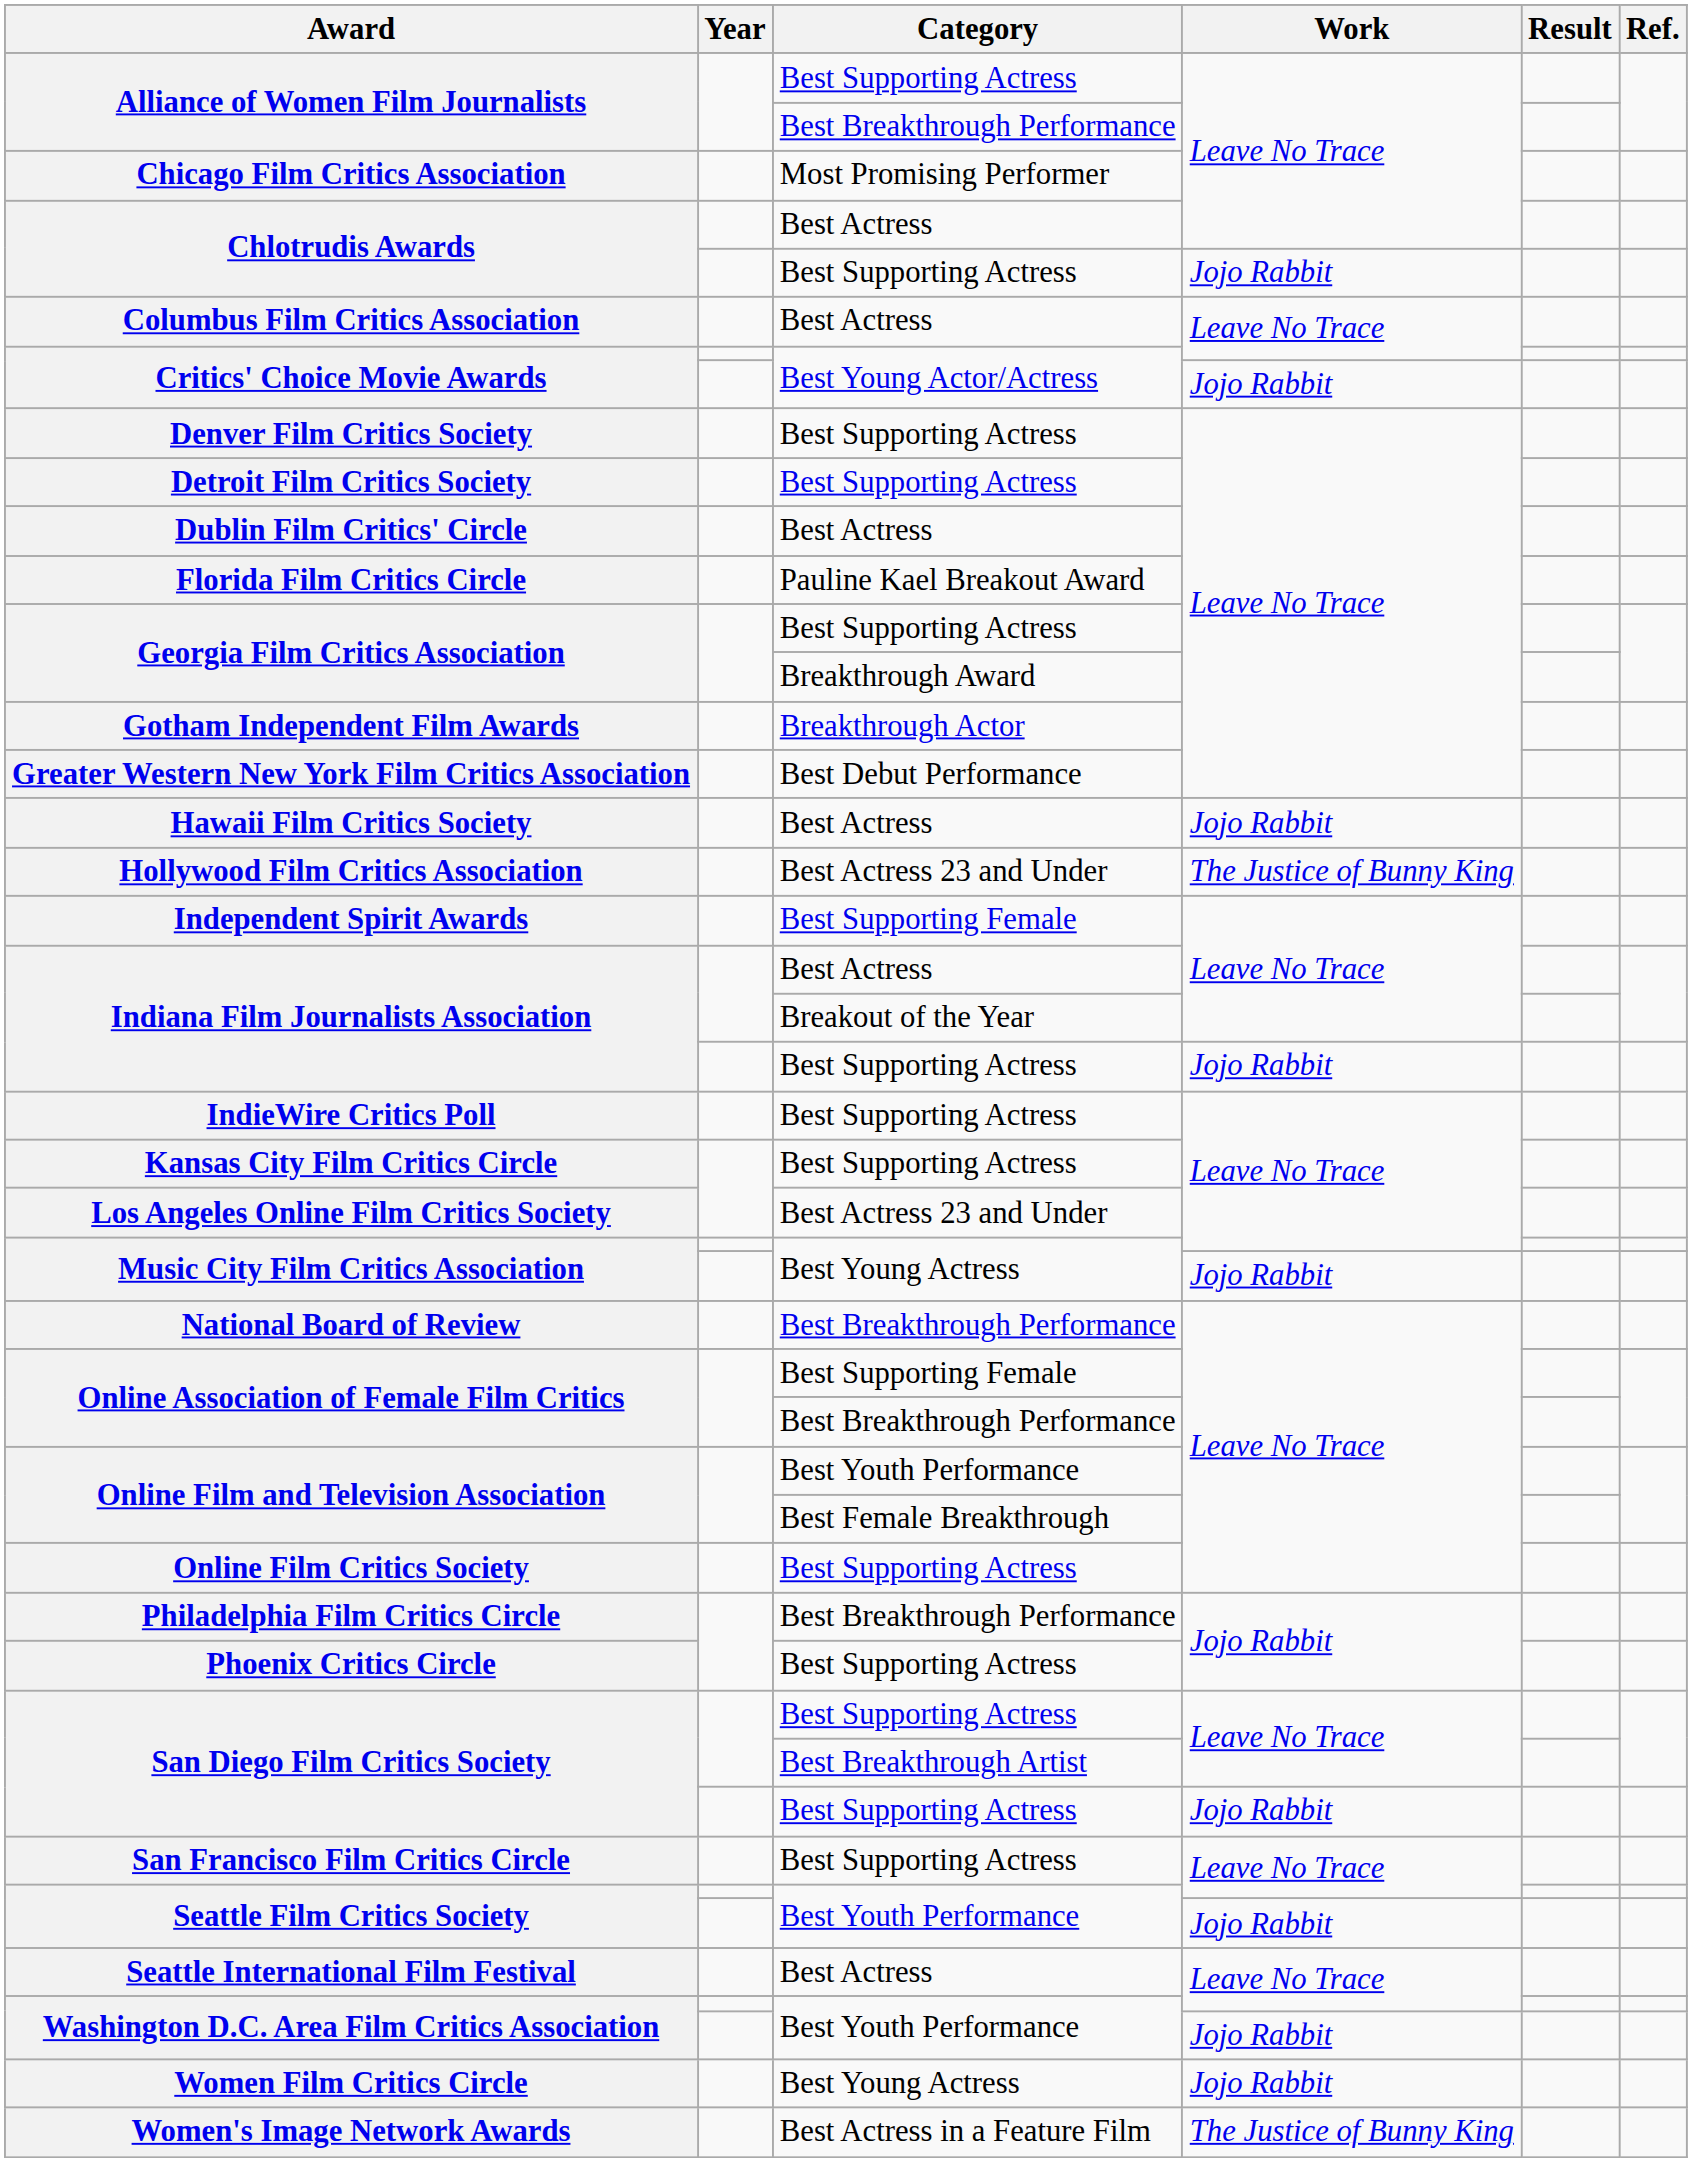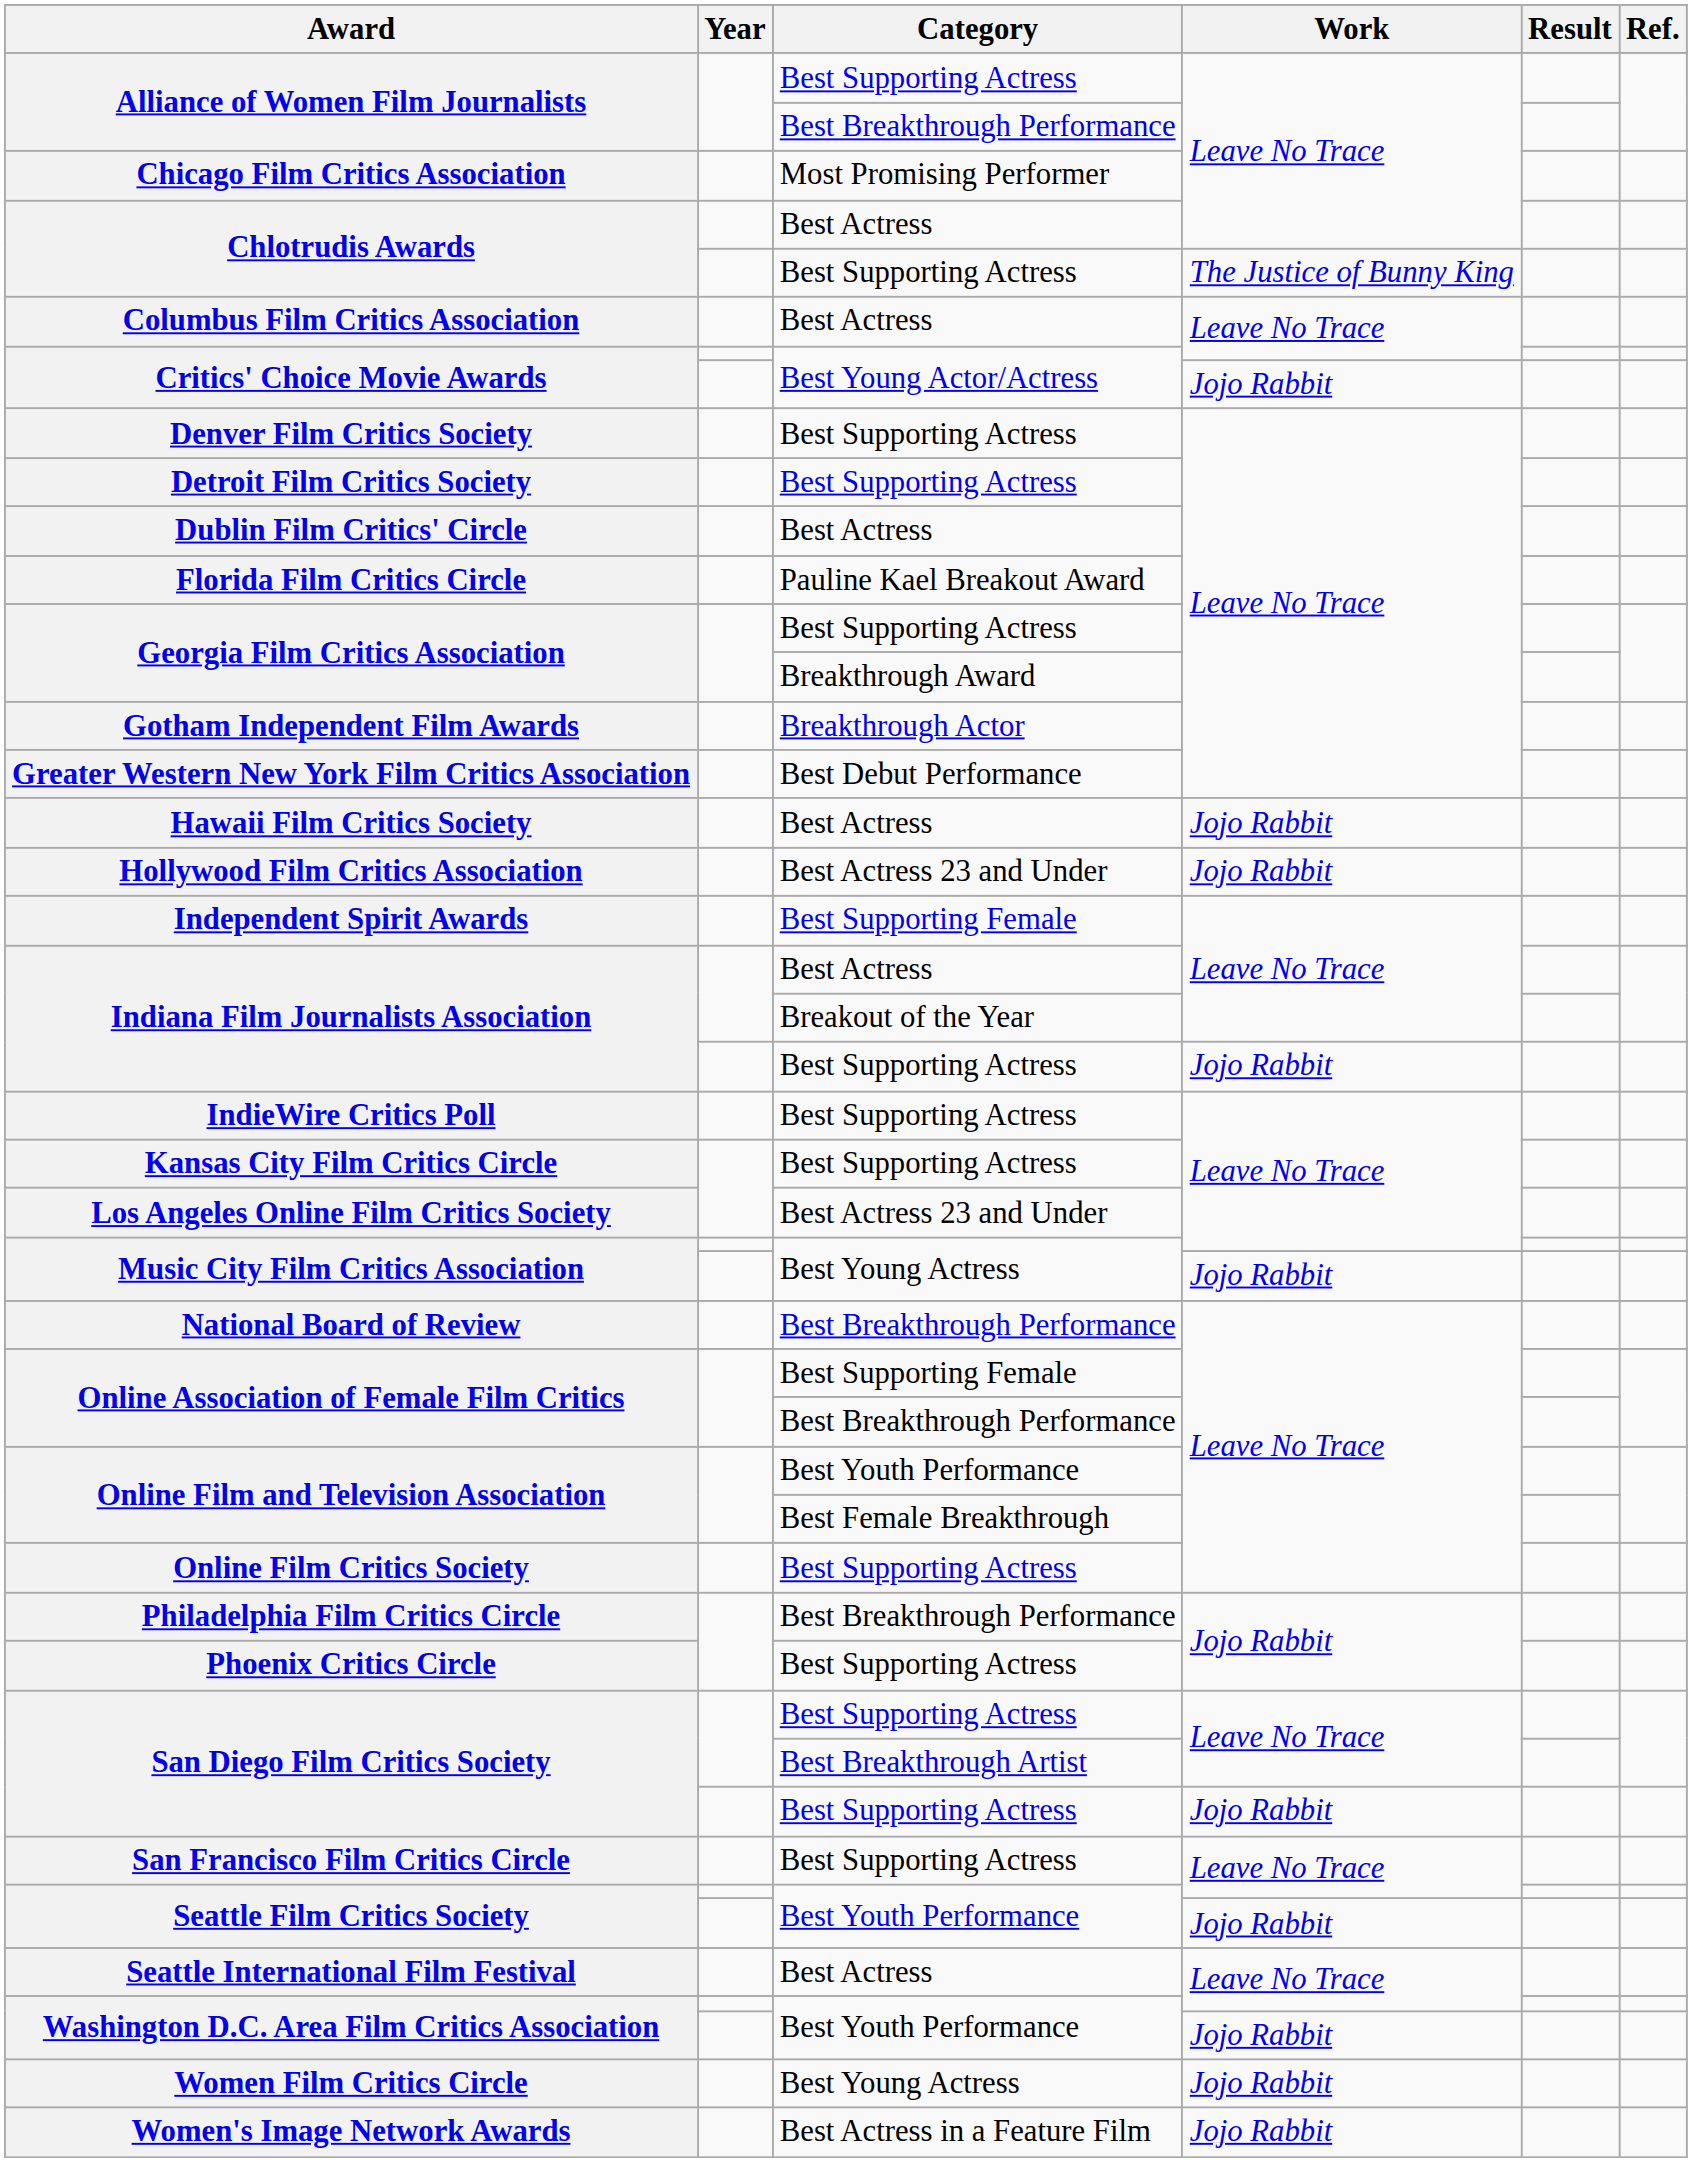(1261, 272) Jojo Rabbit -> (1352, 272) The Justice of Bunny King
(1352, 871) The Justice of Bunny King -> (1261, 871) Jojo Rabbit
(1352, 2131) The Justice of Bunny King -> (1261, 2131) Jojo Rabbit
